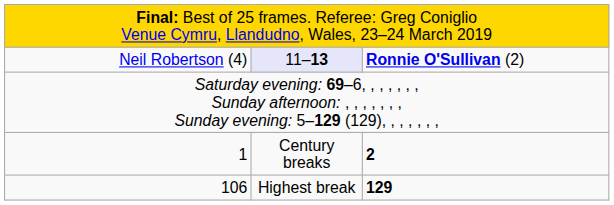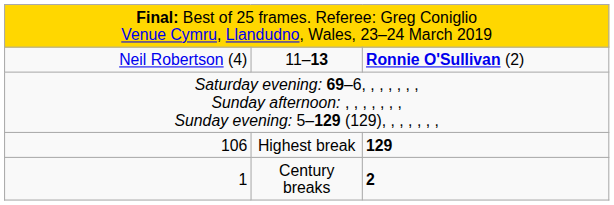(307, 60) lavender background -> (307, 60) no background
rows swapped: (234, 188) <-> (243, 154)
